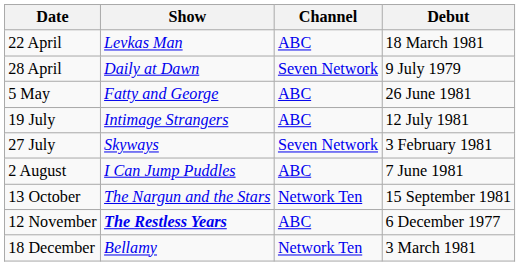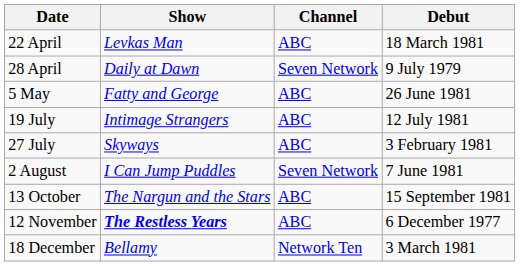(328, 145) Seven Network -> (295, 145) ABC
(295, 171) ABC -> (328, 171) Seven Network
(320, 196) Network Ten -> (295, 196) ABC
